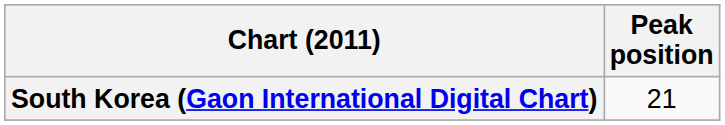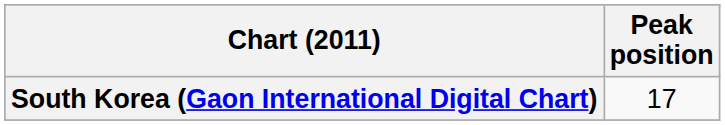(662, 98) 21 -> (662, 98) 17
